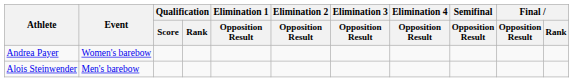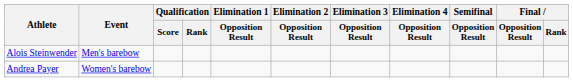rows swapped: (42, 69) <-> (33, 53)
